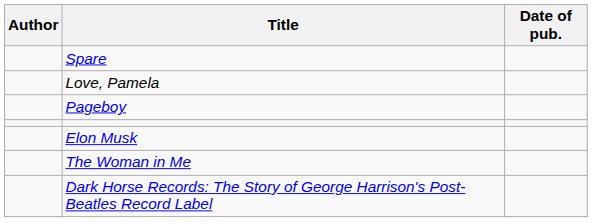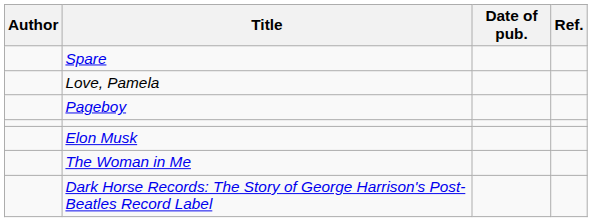+ column: (569, 25)
